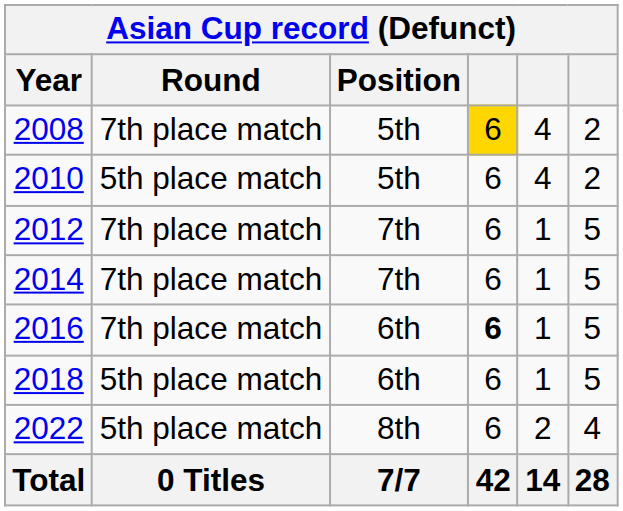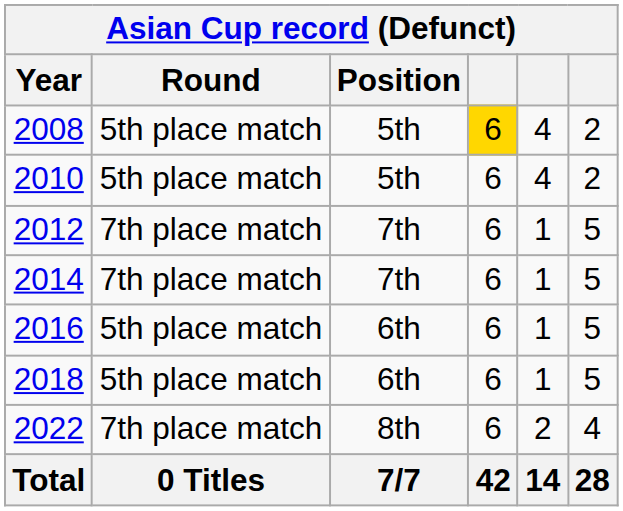(211, 129) 7th place match -> (211, 129) 5th place match
(211, 329) 7th place match -> (211, 329) 5th place match
(493, 329) bold -> (493, 329) normal
(211, 429) 5th place match -> (211, 429) 7th place match
